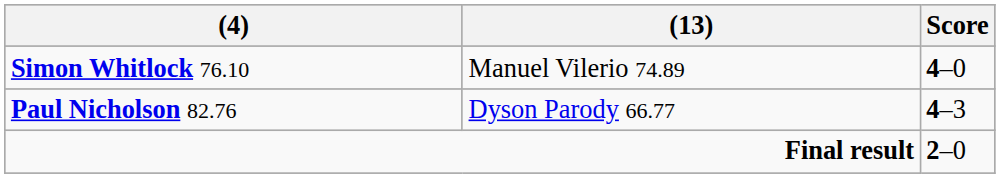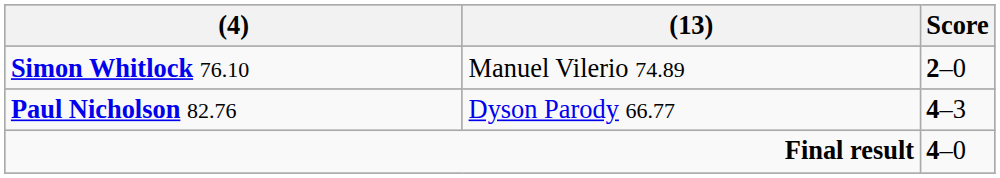(946, 67) 4–0 -> (946, 67) 2–0
(946, 151) 2–0 -> (946, 151) 4–0
